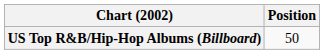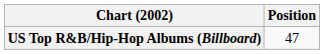(292, 37) 50 -> (292, 37) 47
